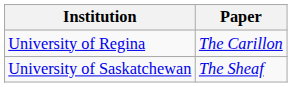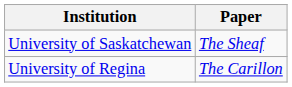rows swapped: (77, 43) <-> (100, 69)
